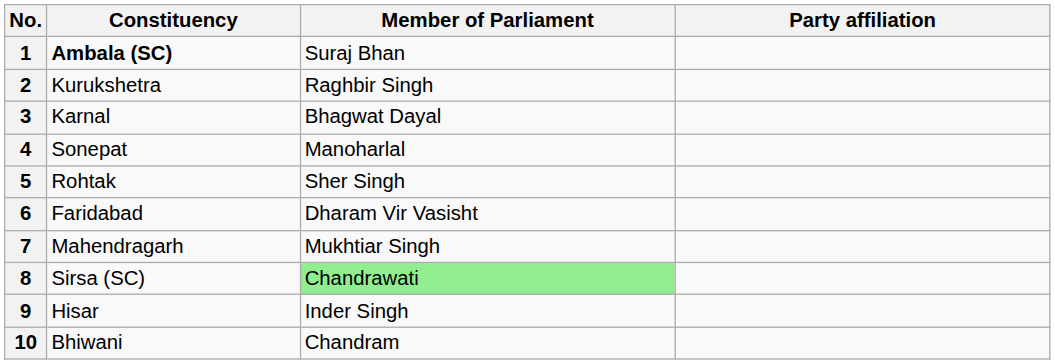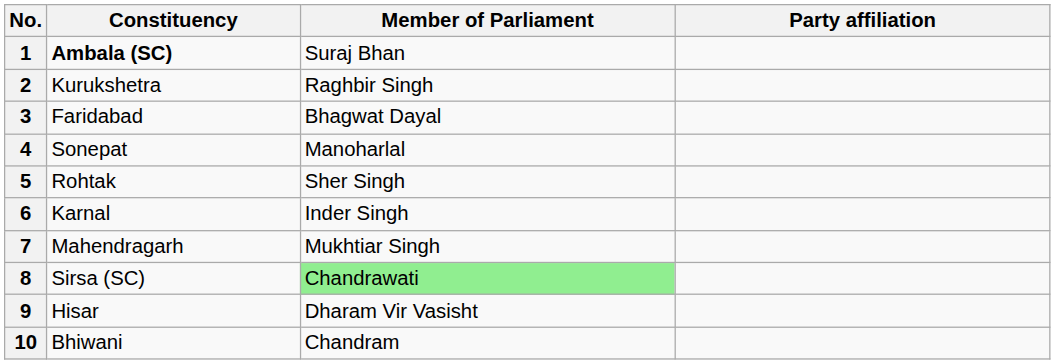(81, 117) Karnal -> (97, 117) Faridabad
(97, 213) Faridabad -> (81, 213) Karnal
(391, 213) Dharam Vir Vasisht -> (357, 213) Inder Singh
(357, 310) Inder Singh -> (391, 310) Dharam Vir Vasisht
